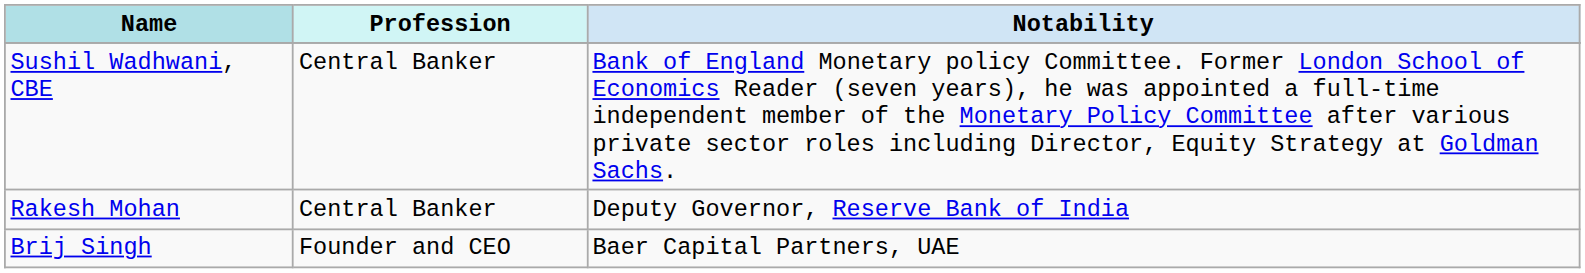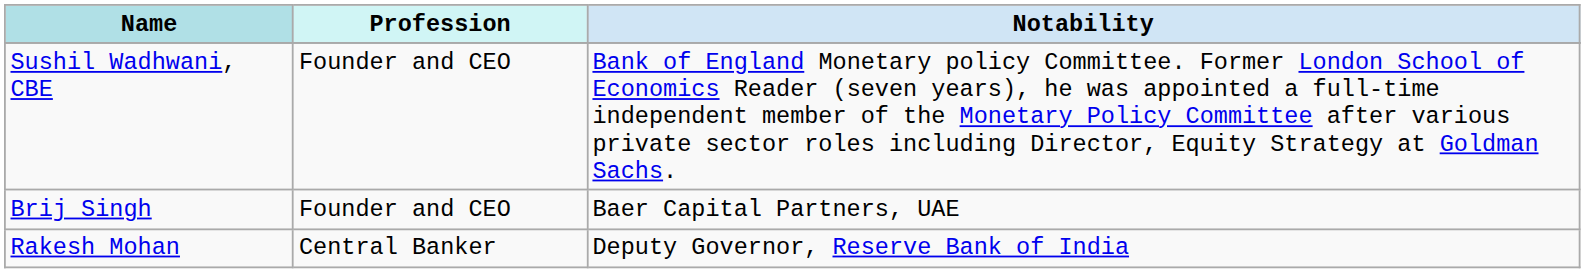(398, 62) Central Banker -> (405, 62) Founder and CEO
rows swapped: (95, 209) <-> (81, 248)
